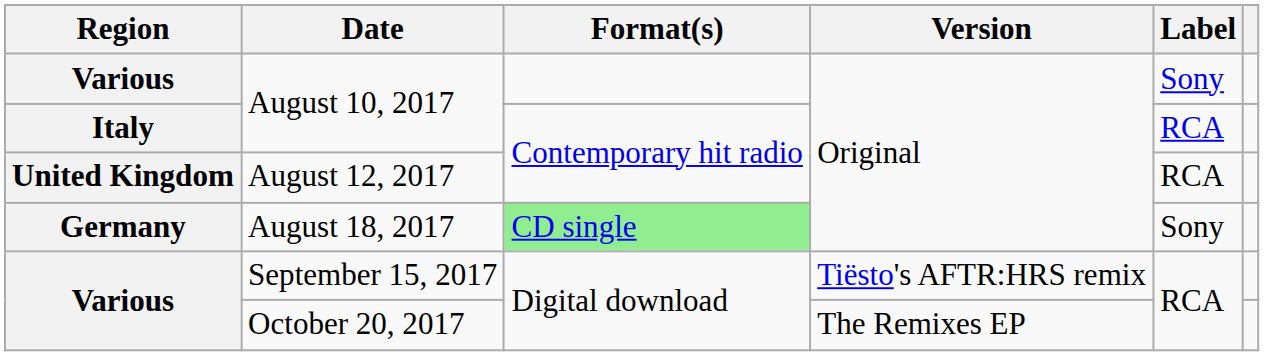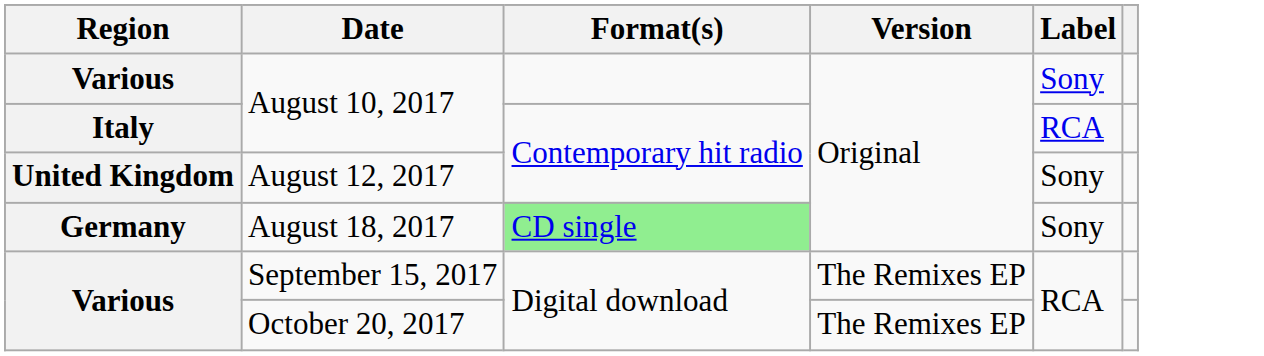(1192, 176) RCA -> (1072, 176) Sony
(982, 275) Tiësto's AFTR:HRS remix -> (922, 275) The Remixes EP
